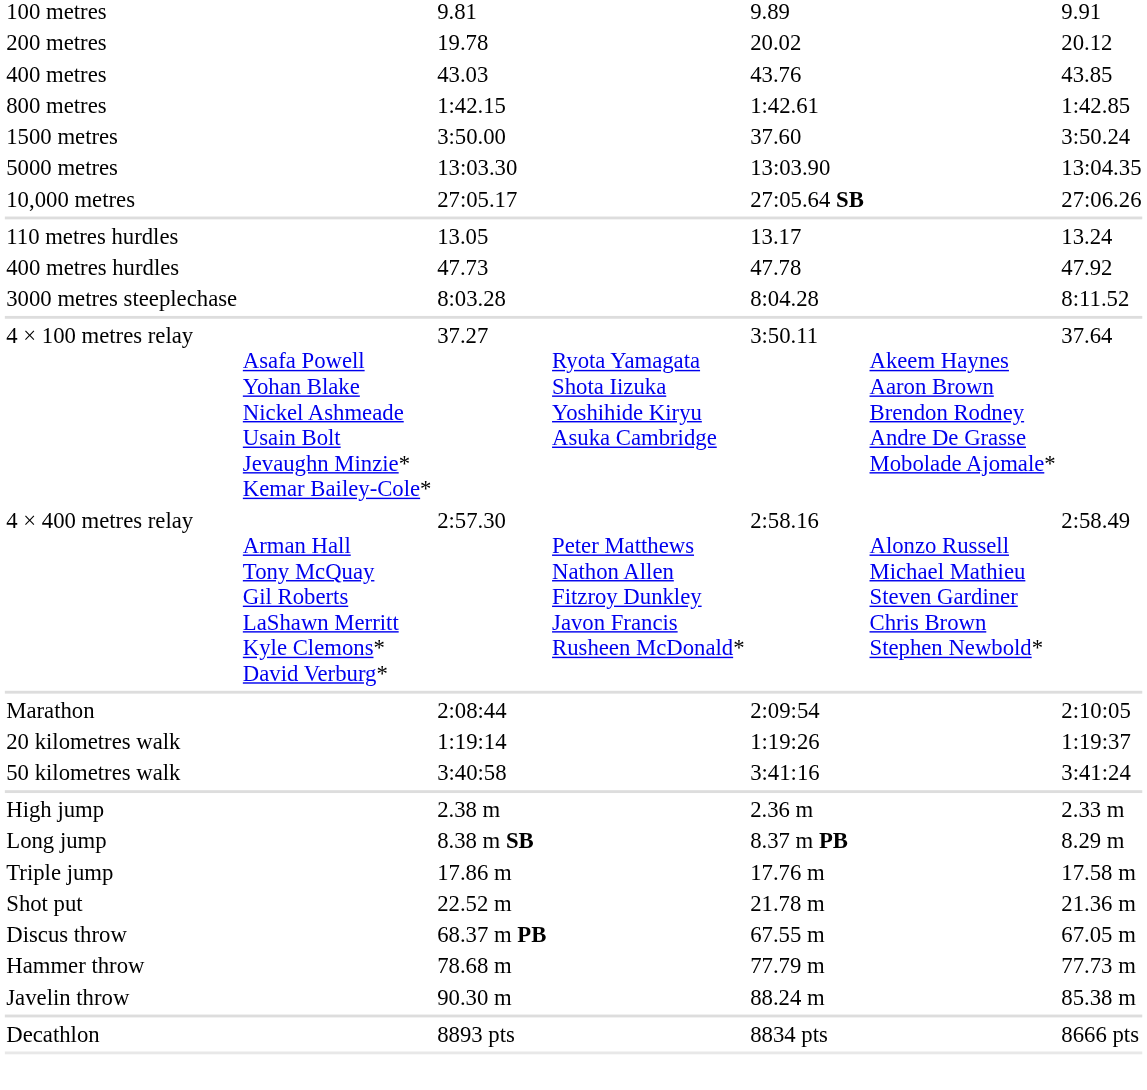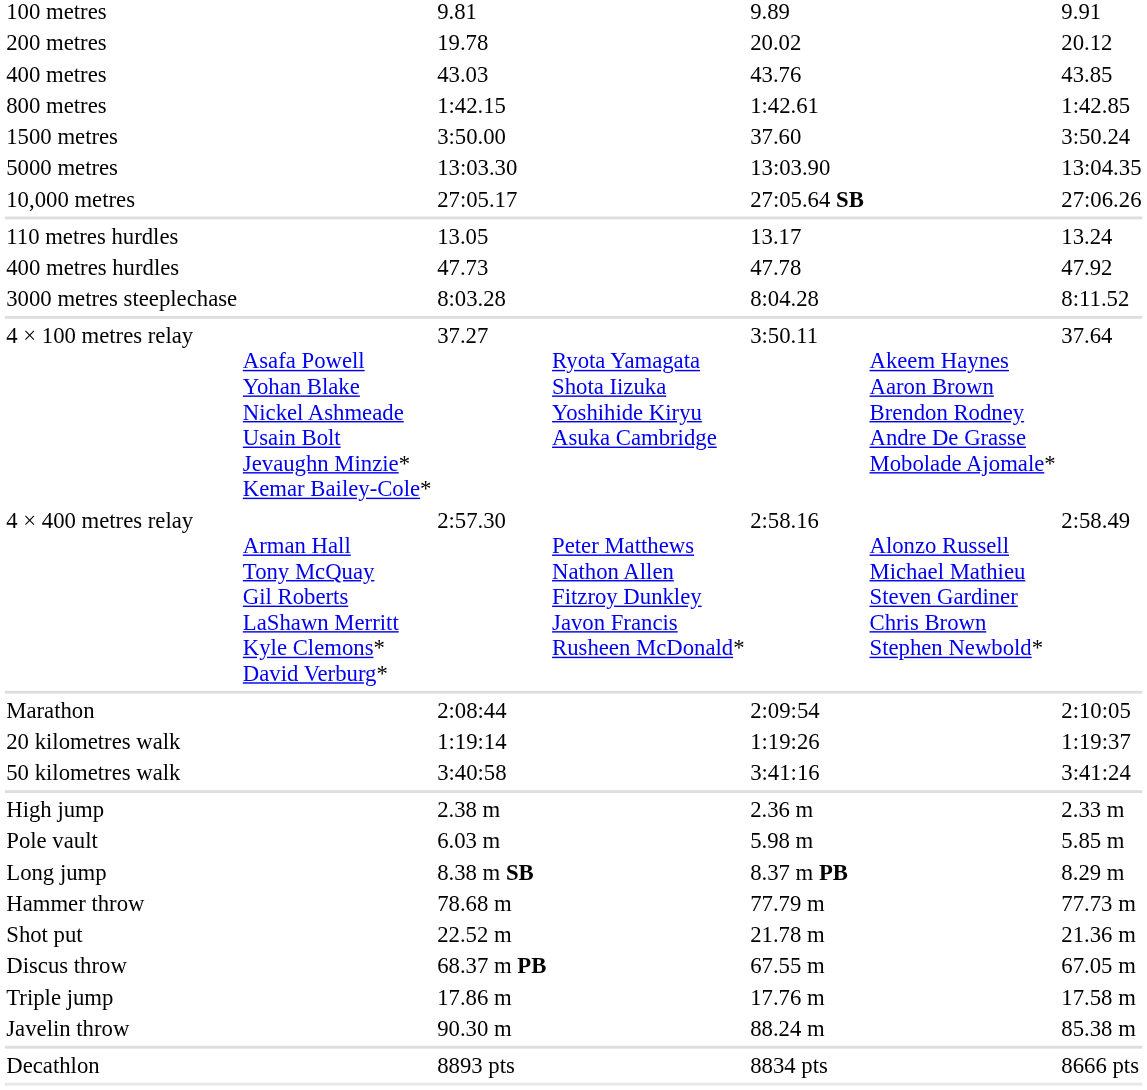+ row: (52, 841)
rows swapped: (60, 872) <-> (75, 966)
